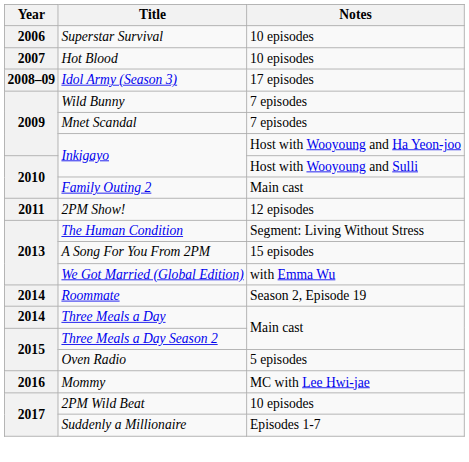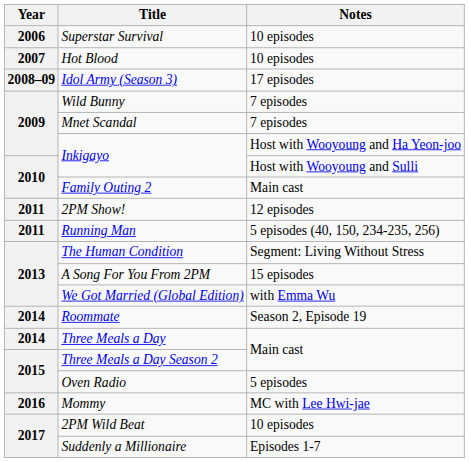+ row: (99, 230)
